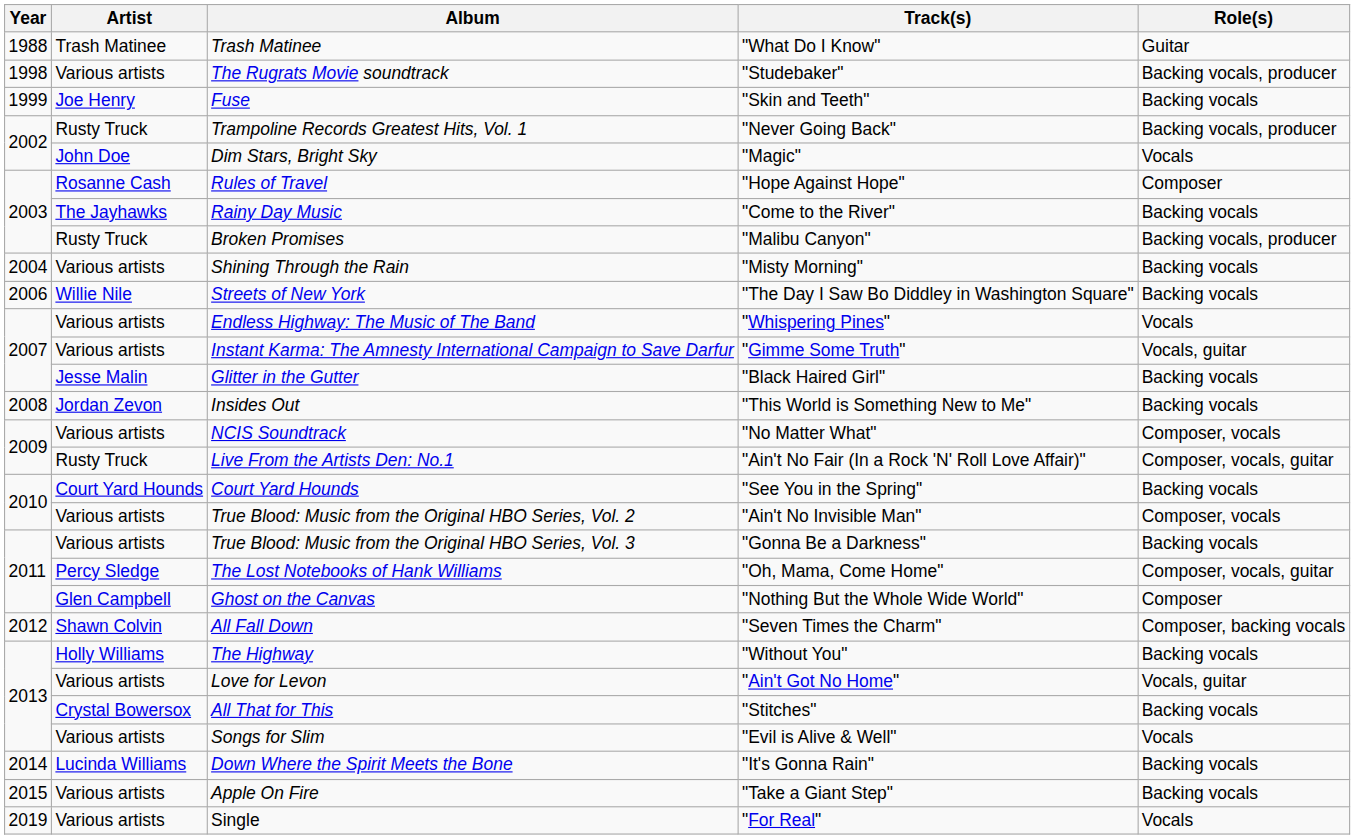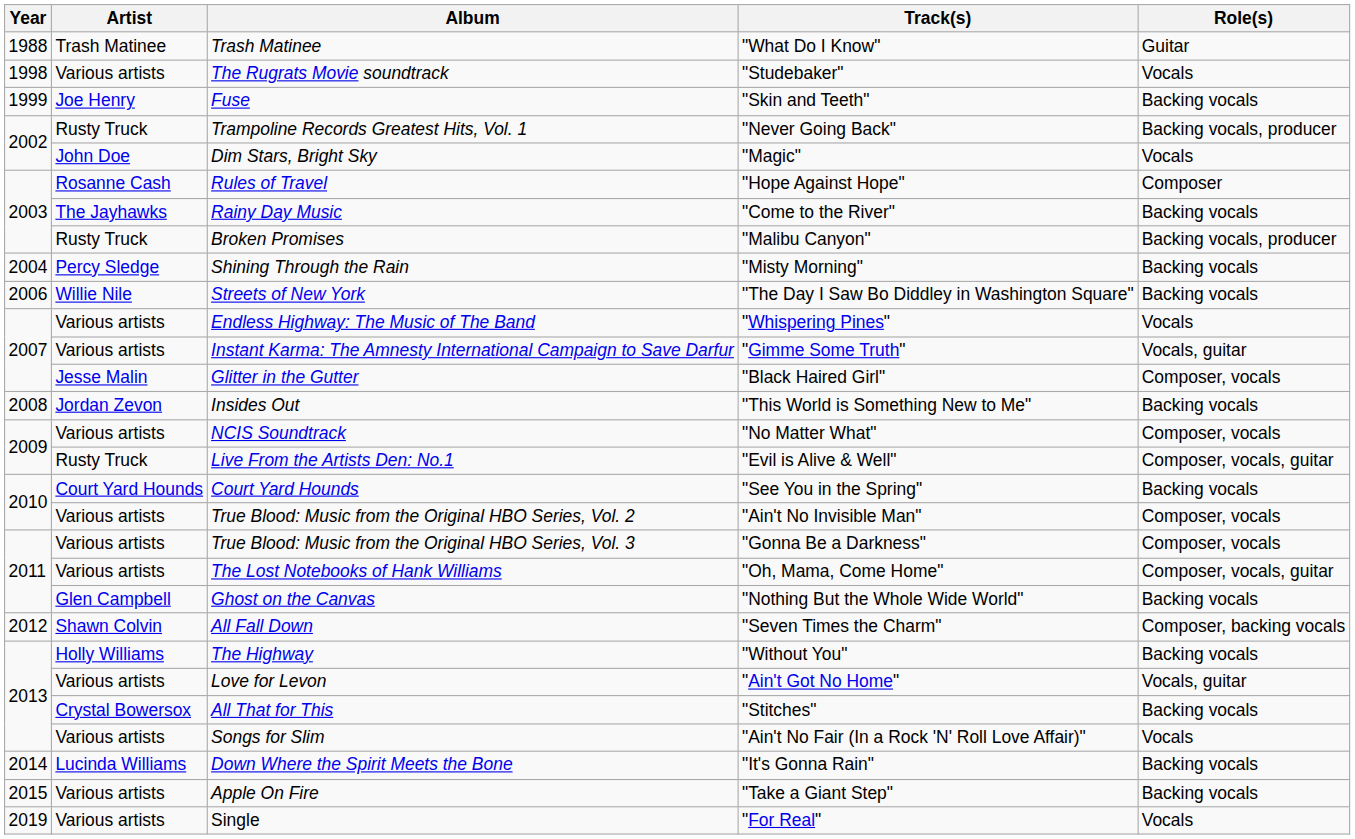(1239, 73) Backing vocals, producer -> (1167, 73) Vocals
(110, 267) Various artists -> (107, 267) Percy Sledge
(1200, 377) Backing vocals -> (1211, 377) Composer, vocals
(914, 460) "Ain't No Fair (In a Rock 'N' Roll Love Affair)" -> (819, 460) "Evil is Alive & Well"
(1200, 543) Backing vocals -> (1211, 543) Composer, vocals
(107, 571) Percy Sledge -> (110, 571) Various artists
(1182, 599) Composer -> (1200, 599) Backing vocals
(819, 737) "Evil is Alive & Well" -> (914, 737) "Ain't No Fair (In a Rock 'N' Roll Love Affair)"
